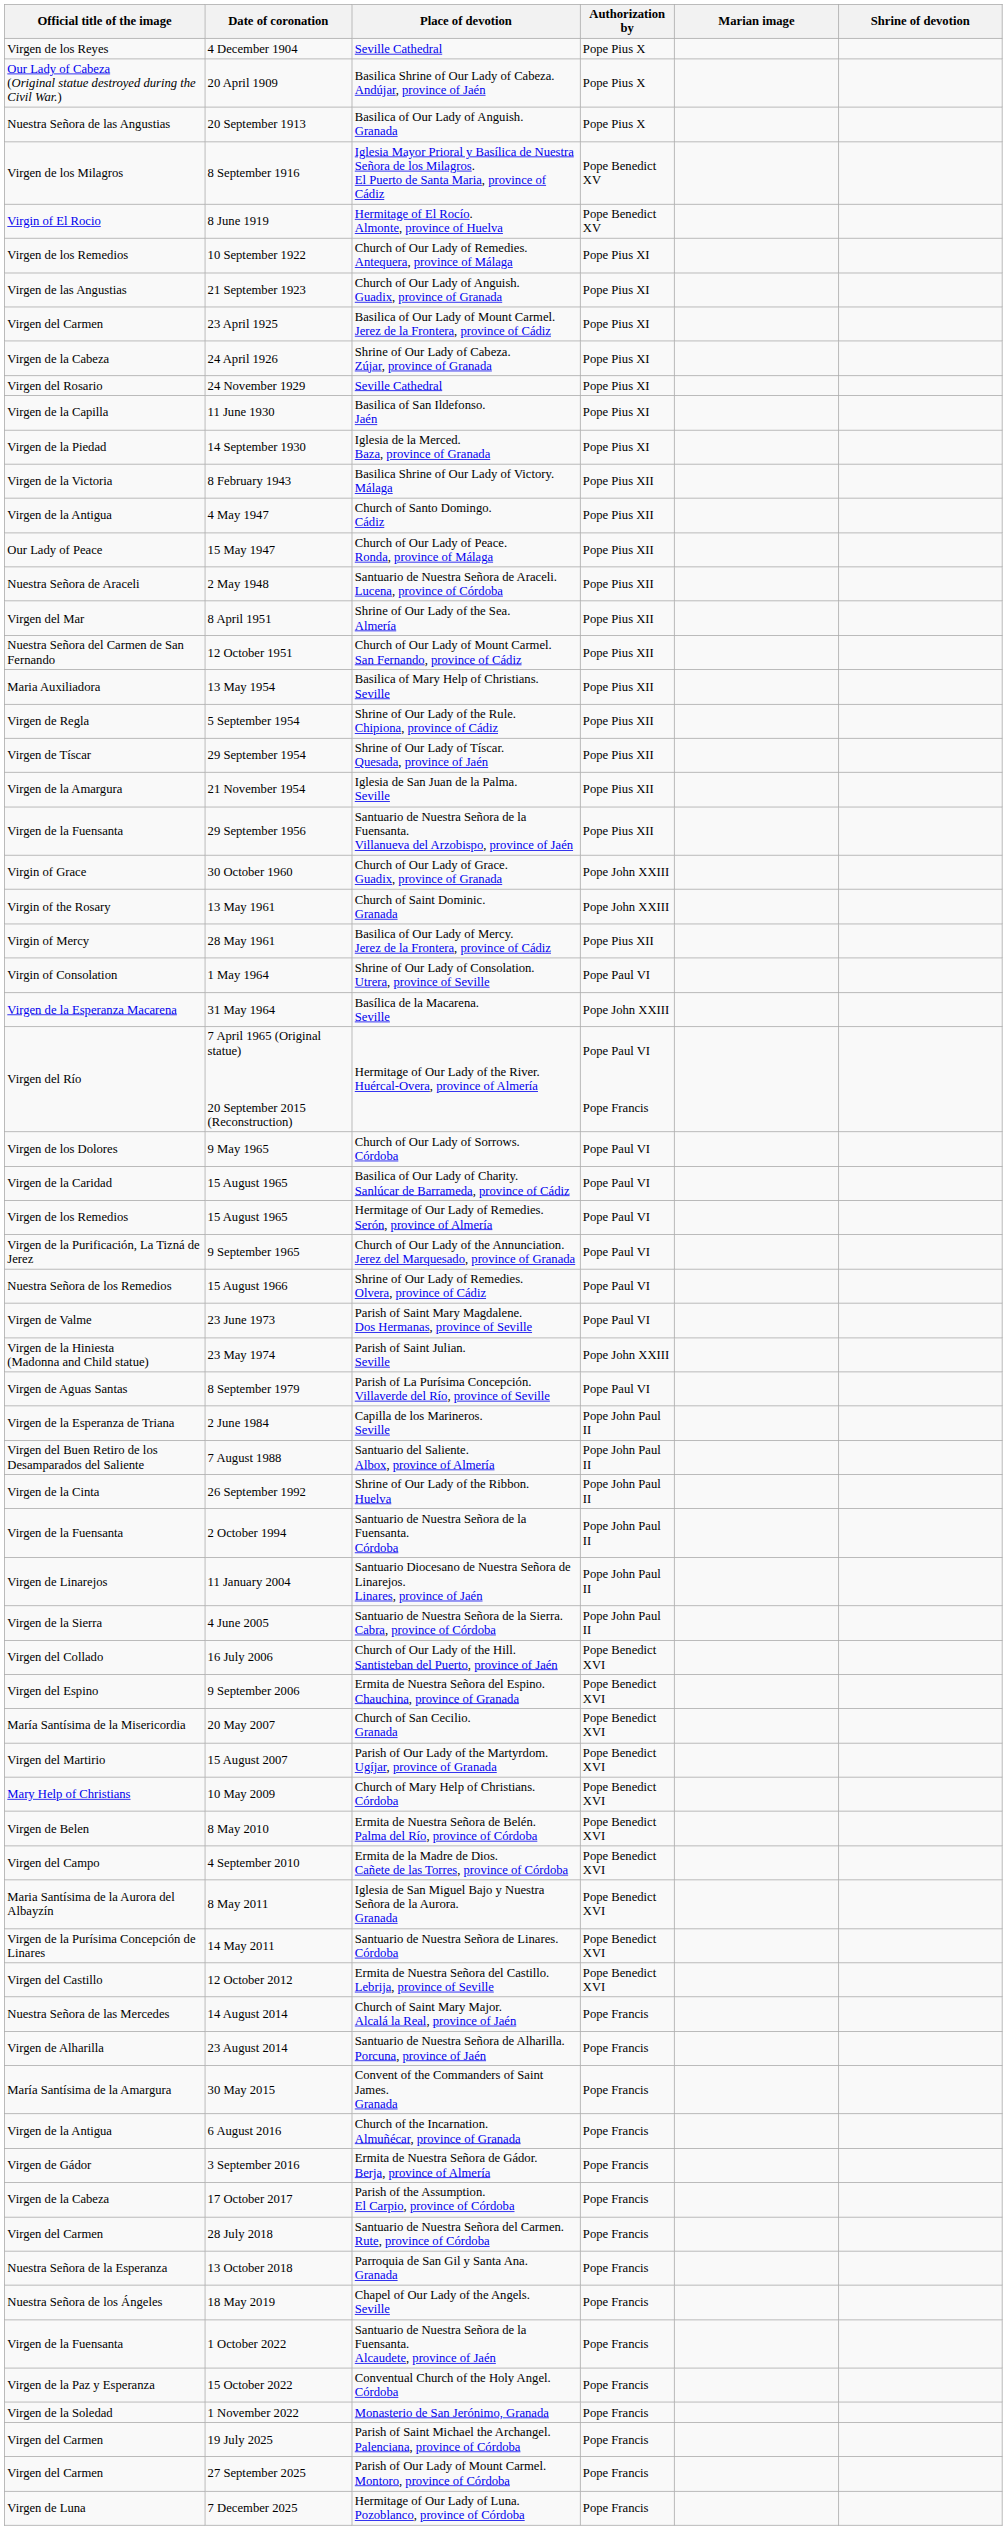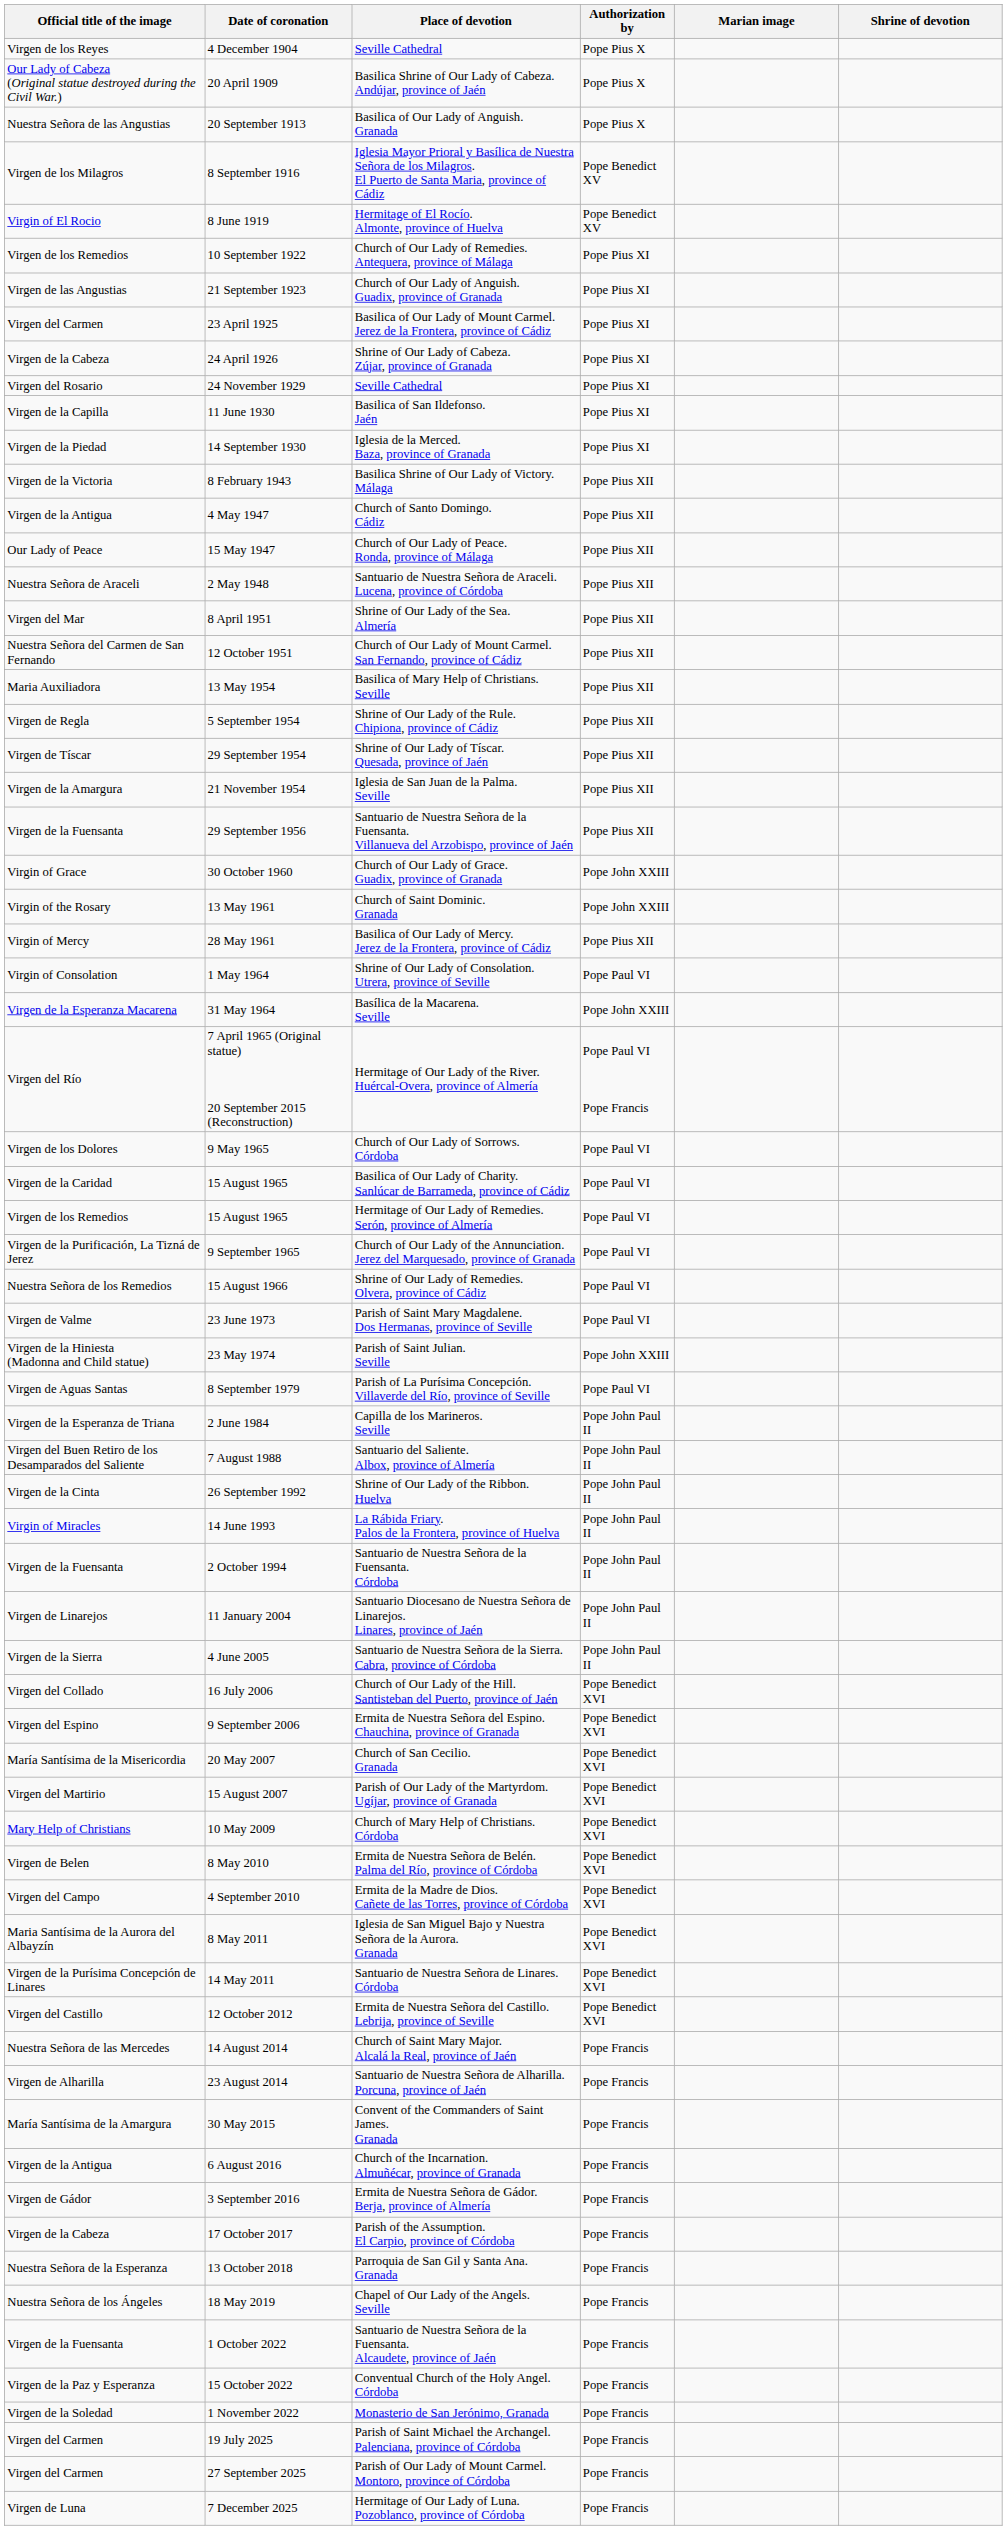+ row: (241, 1526)
- row: (240, 2234)
